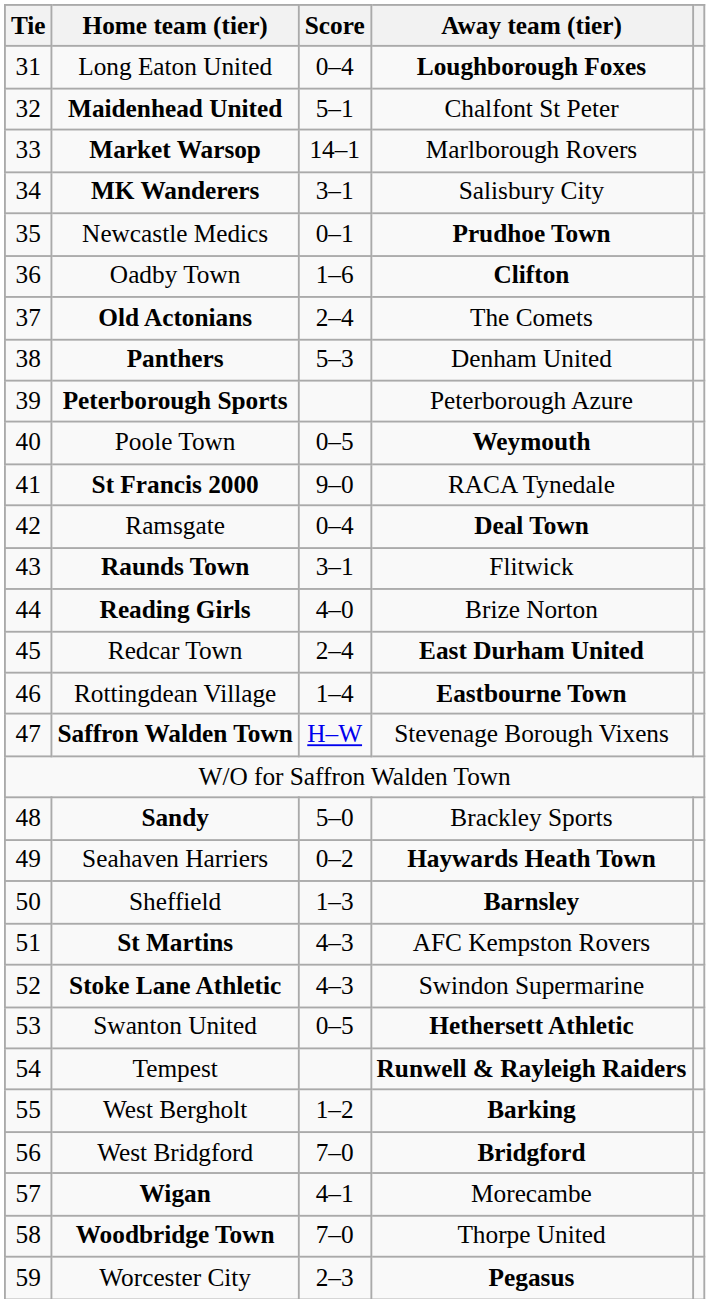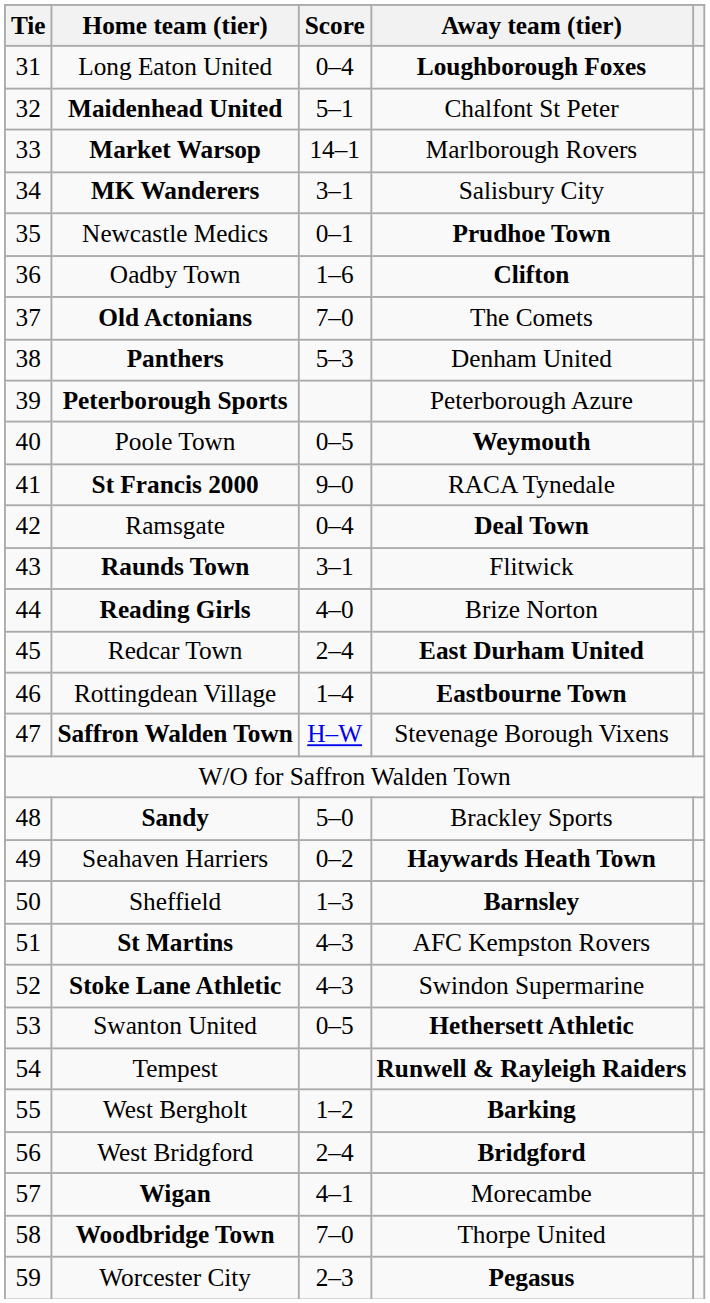(335, 317) 2–4 -> (335, 317) 7–0
(335, 1151) 7–0 -> (335, 1151) 2–4
